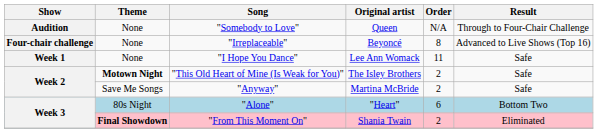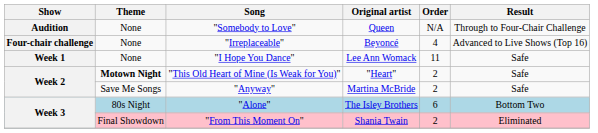(438, 43) 8 -> (435, 43) 4
(385, 74) The Isley Brothers -> (381, 74) "Heart"
(385, 105) "Heart" -> (381, 105) The Isley Brothers
(132, 120) bold -> (131, 120) normal
